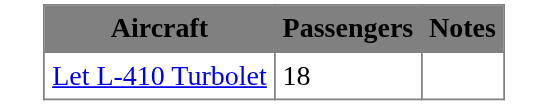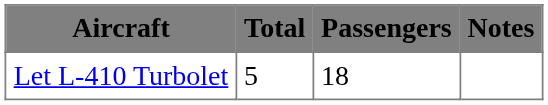+ column: (275, 28)
